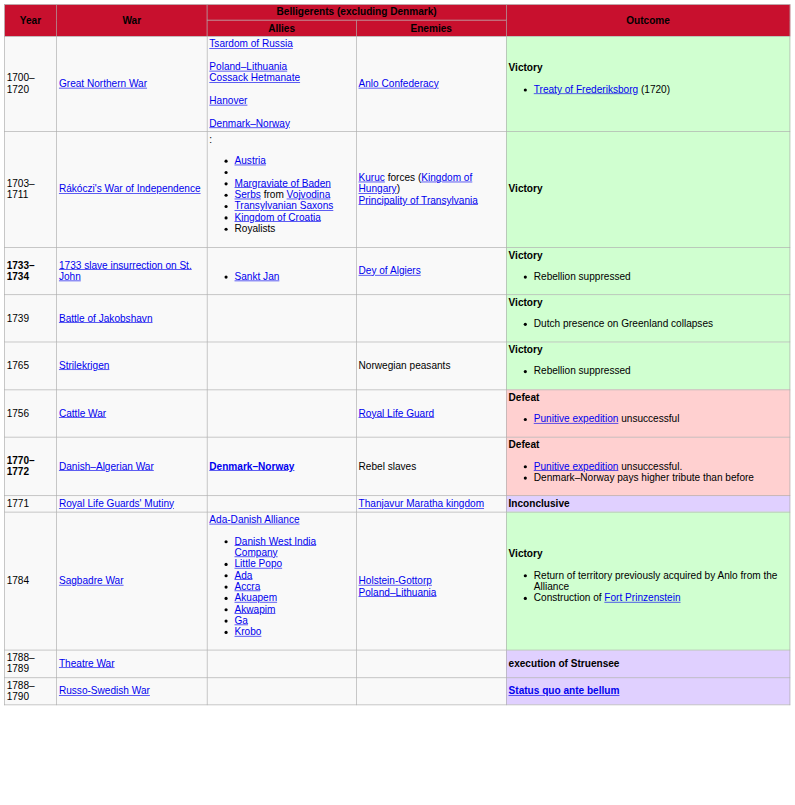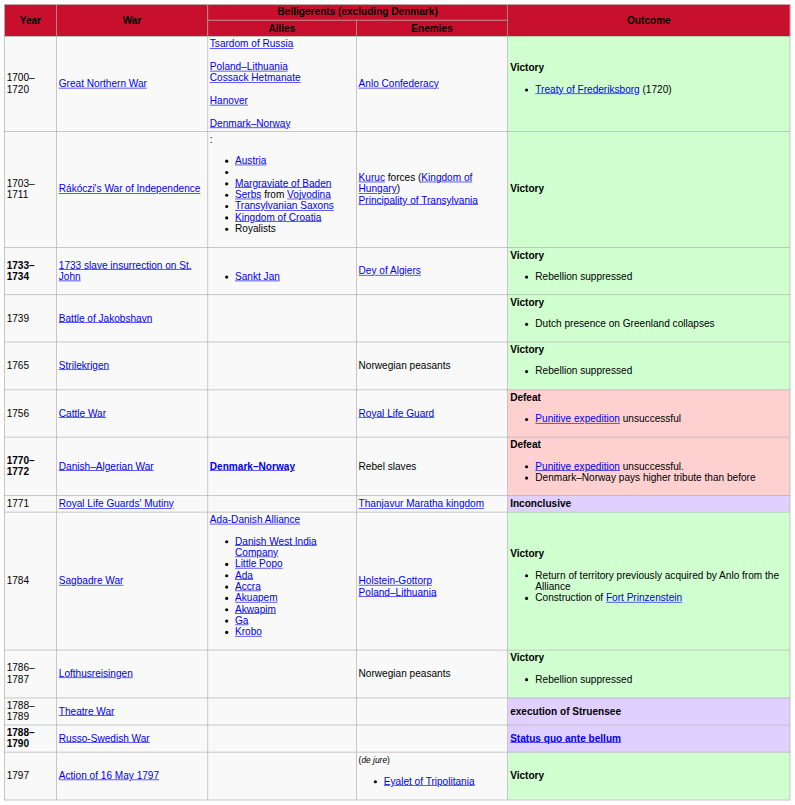+ row: (96, 674)
(21, 691) normal -> (21, 738) bold
+ row: (109, 776)
